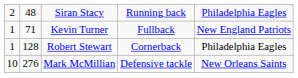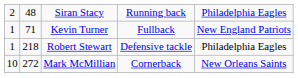(31, 47) 128 -> (31, 47) 218
(156, 47) Cornerback -> (156, 47) Defensive tackle
(31, 64) 276 -> (31, 64) 272
(156, 64) Defensive tackle -> (156, 64) Cornerback
